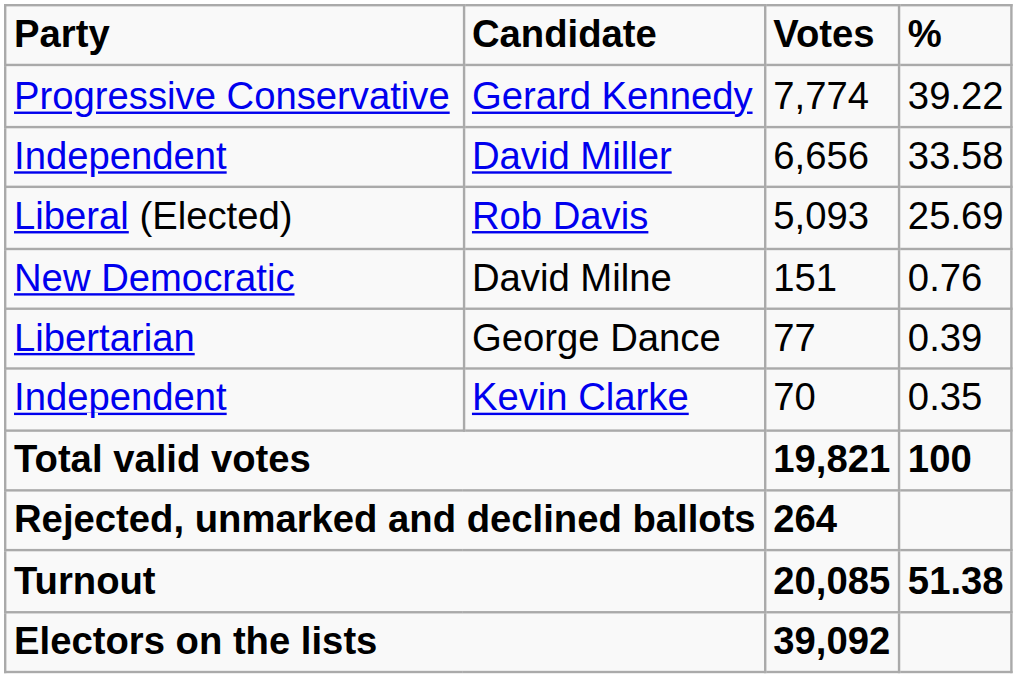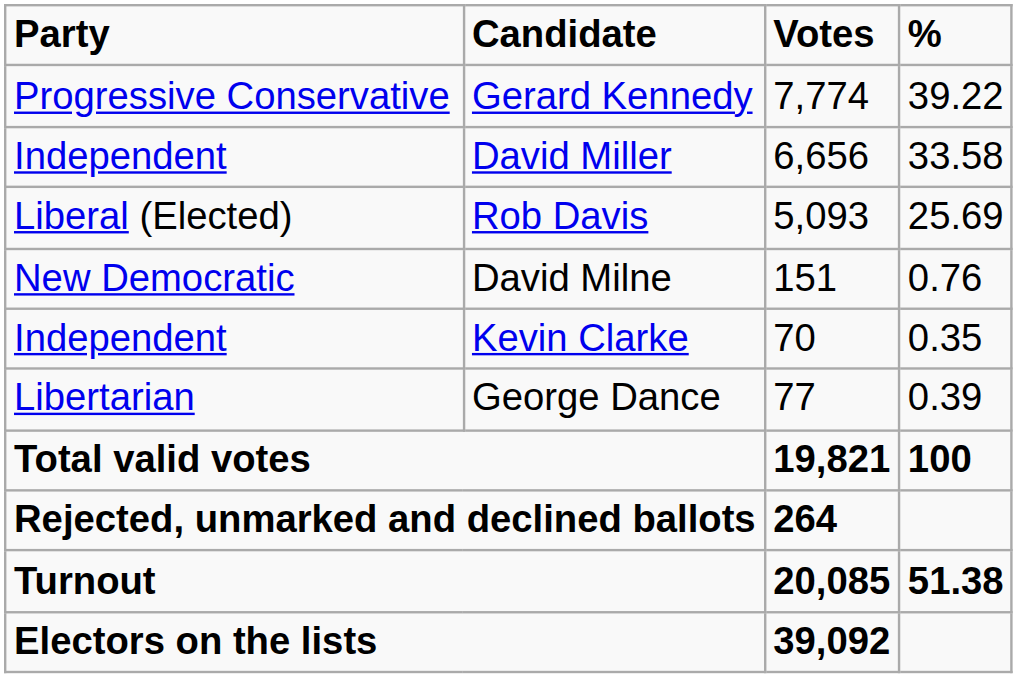rows swapped: (596, 338) <-> (580, 398)
